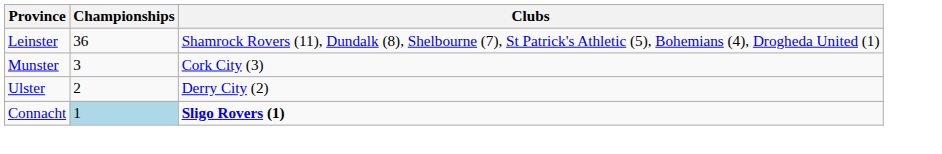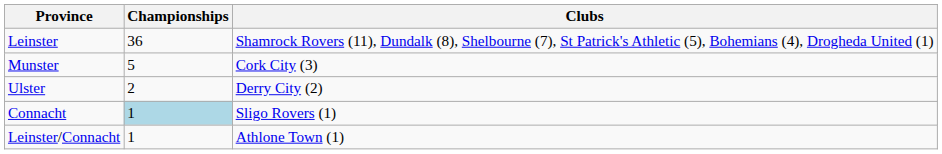(77, 64) 3 -> (131, 64) 5
(233, 112) bold -> (286, 112) normal
+ row: (64, 137)
